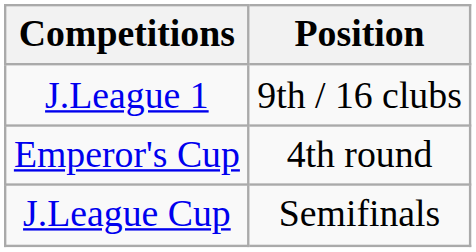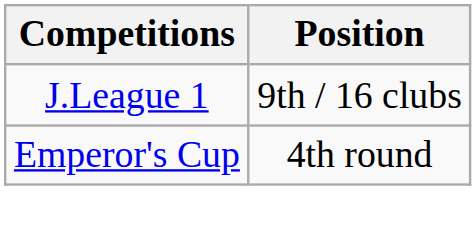- row: (127, 214)
